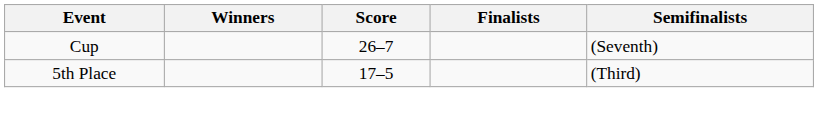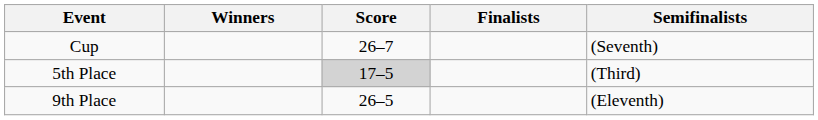(376, 73) no background -> (376, 73) lightgrey background
+ row: (84, 100)
